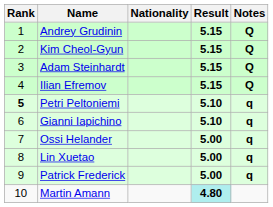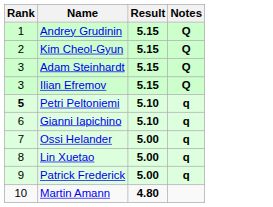- column: (159, 13)
(21, 85) 4 -> (21, 85) 3
(211, 193) paleturquoise background -> (148, 193) no background
